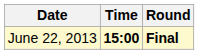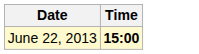- column: (168, 15)
